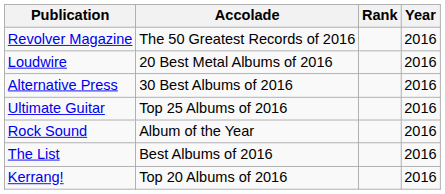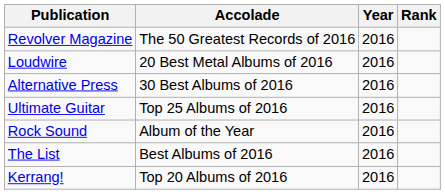columns swapped: (420, 16) <-> (380, 16)
